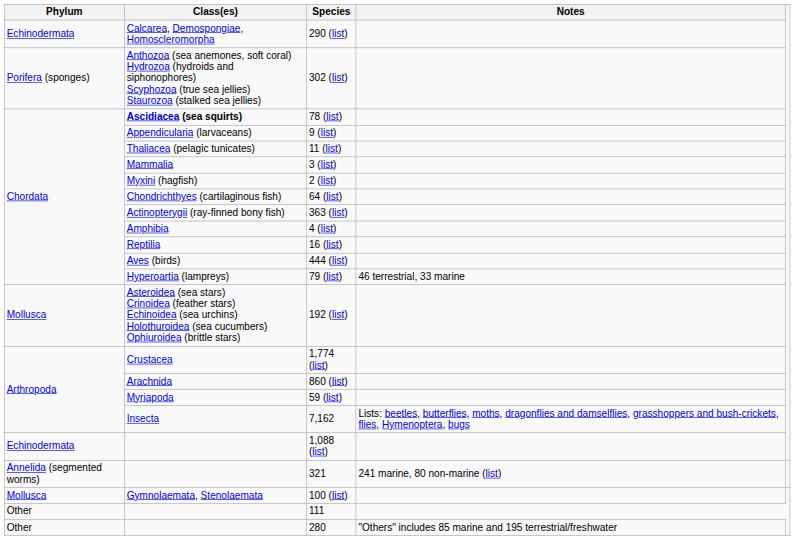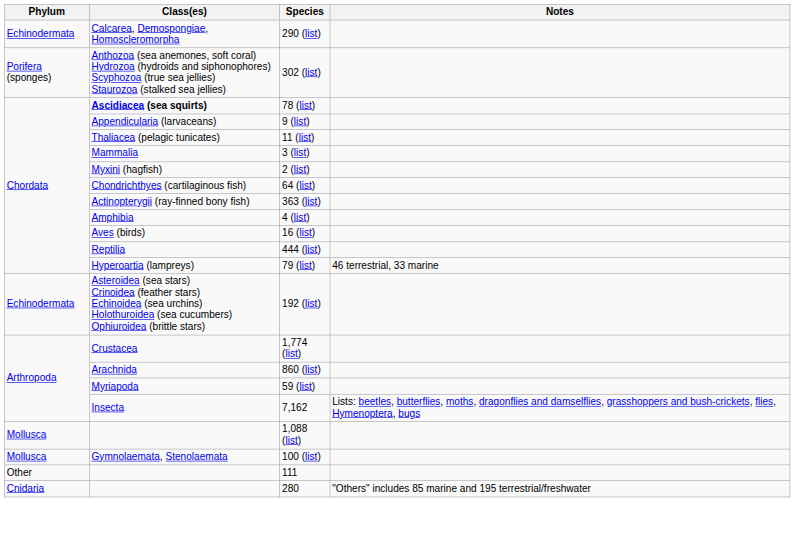(143, 245) Reptilia -> (118, 233) Aves (birds)
(153, 261) Aves (birds) -> (108, 249) Reptilia
(27, 315) Mollusca -> (41, 304) Echinodermata
(41, 446) Echinodermata -> (27, 435) Mollusca
- row: (317, 473)
(19, 527) Other -> (25, 488) Cnidaria
